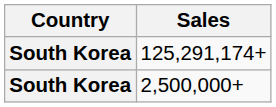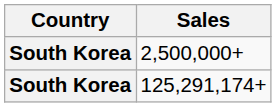rows swapped: (192, 85) <-> (203, 53)
